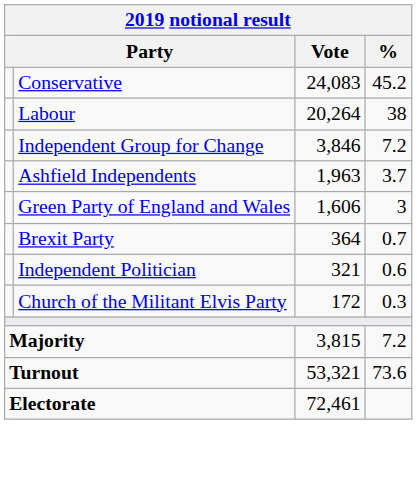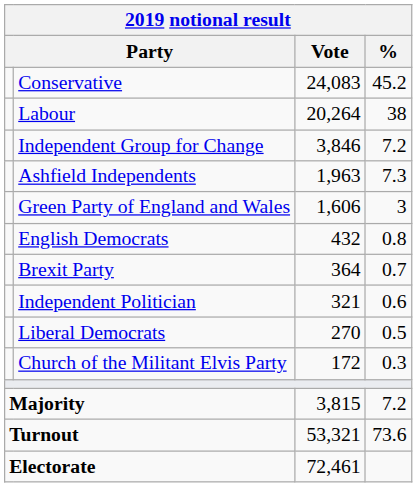(394, 176) 3.7 -> (394, 176) 7.3
+ row: (93, 238)
+ row: (92, 332)
